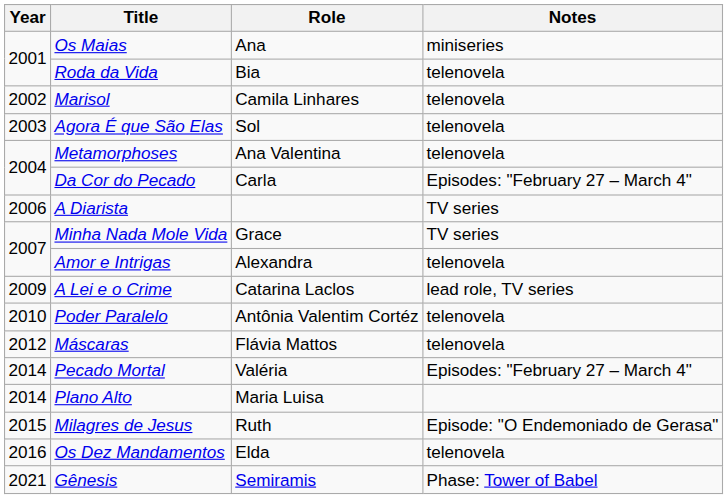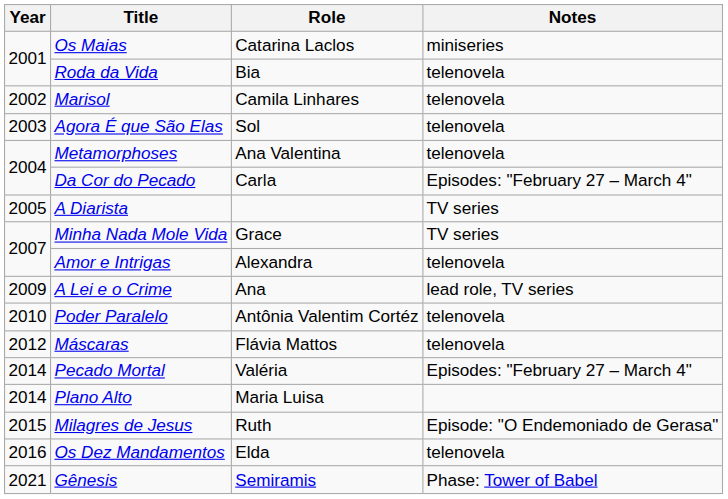(250, 45) Ana -> (295, 45) Catarina Laclos
(28, 208) 2006 -> (28, 208) 2005
(295, 289) Catarina Laclos -> (250, 289) Ana
